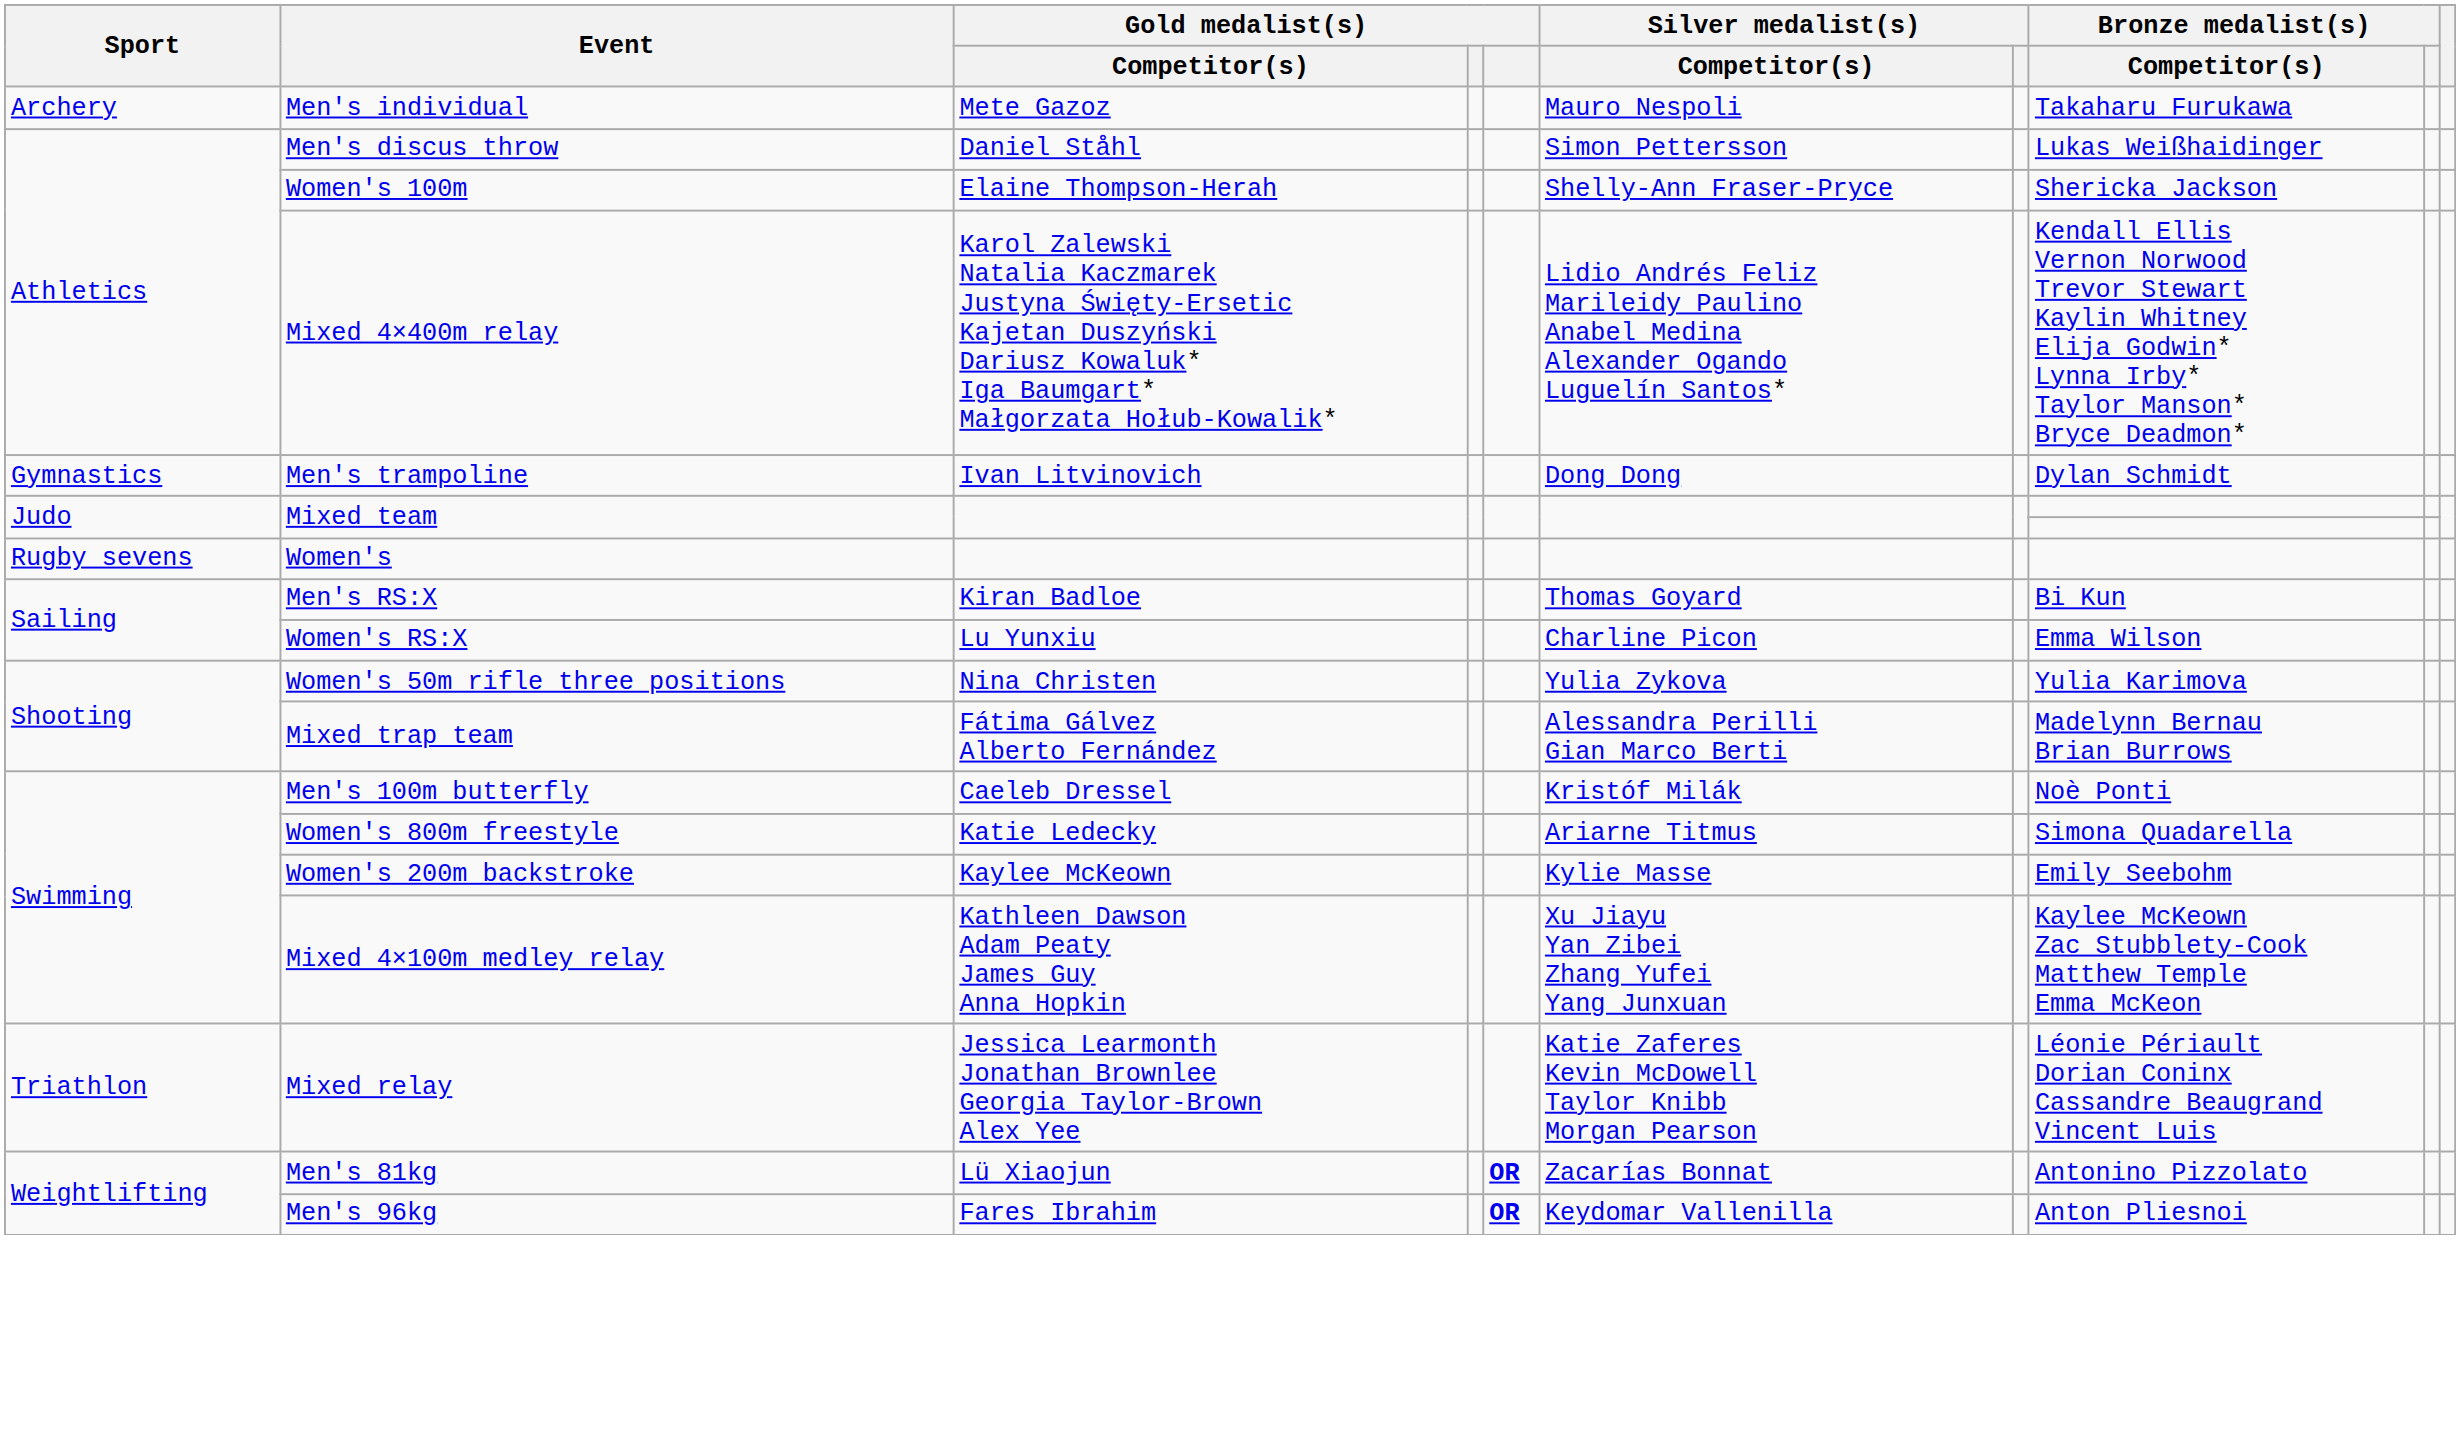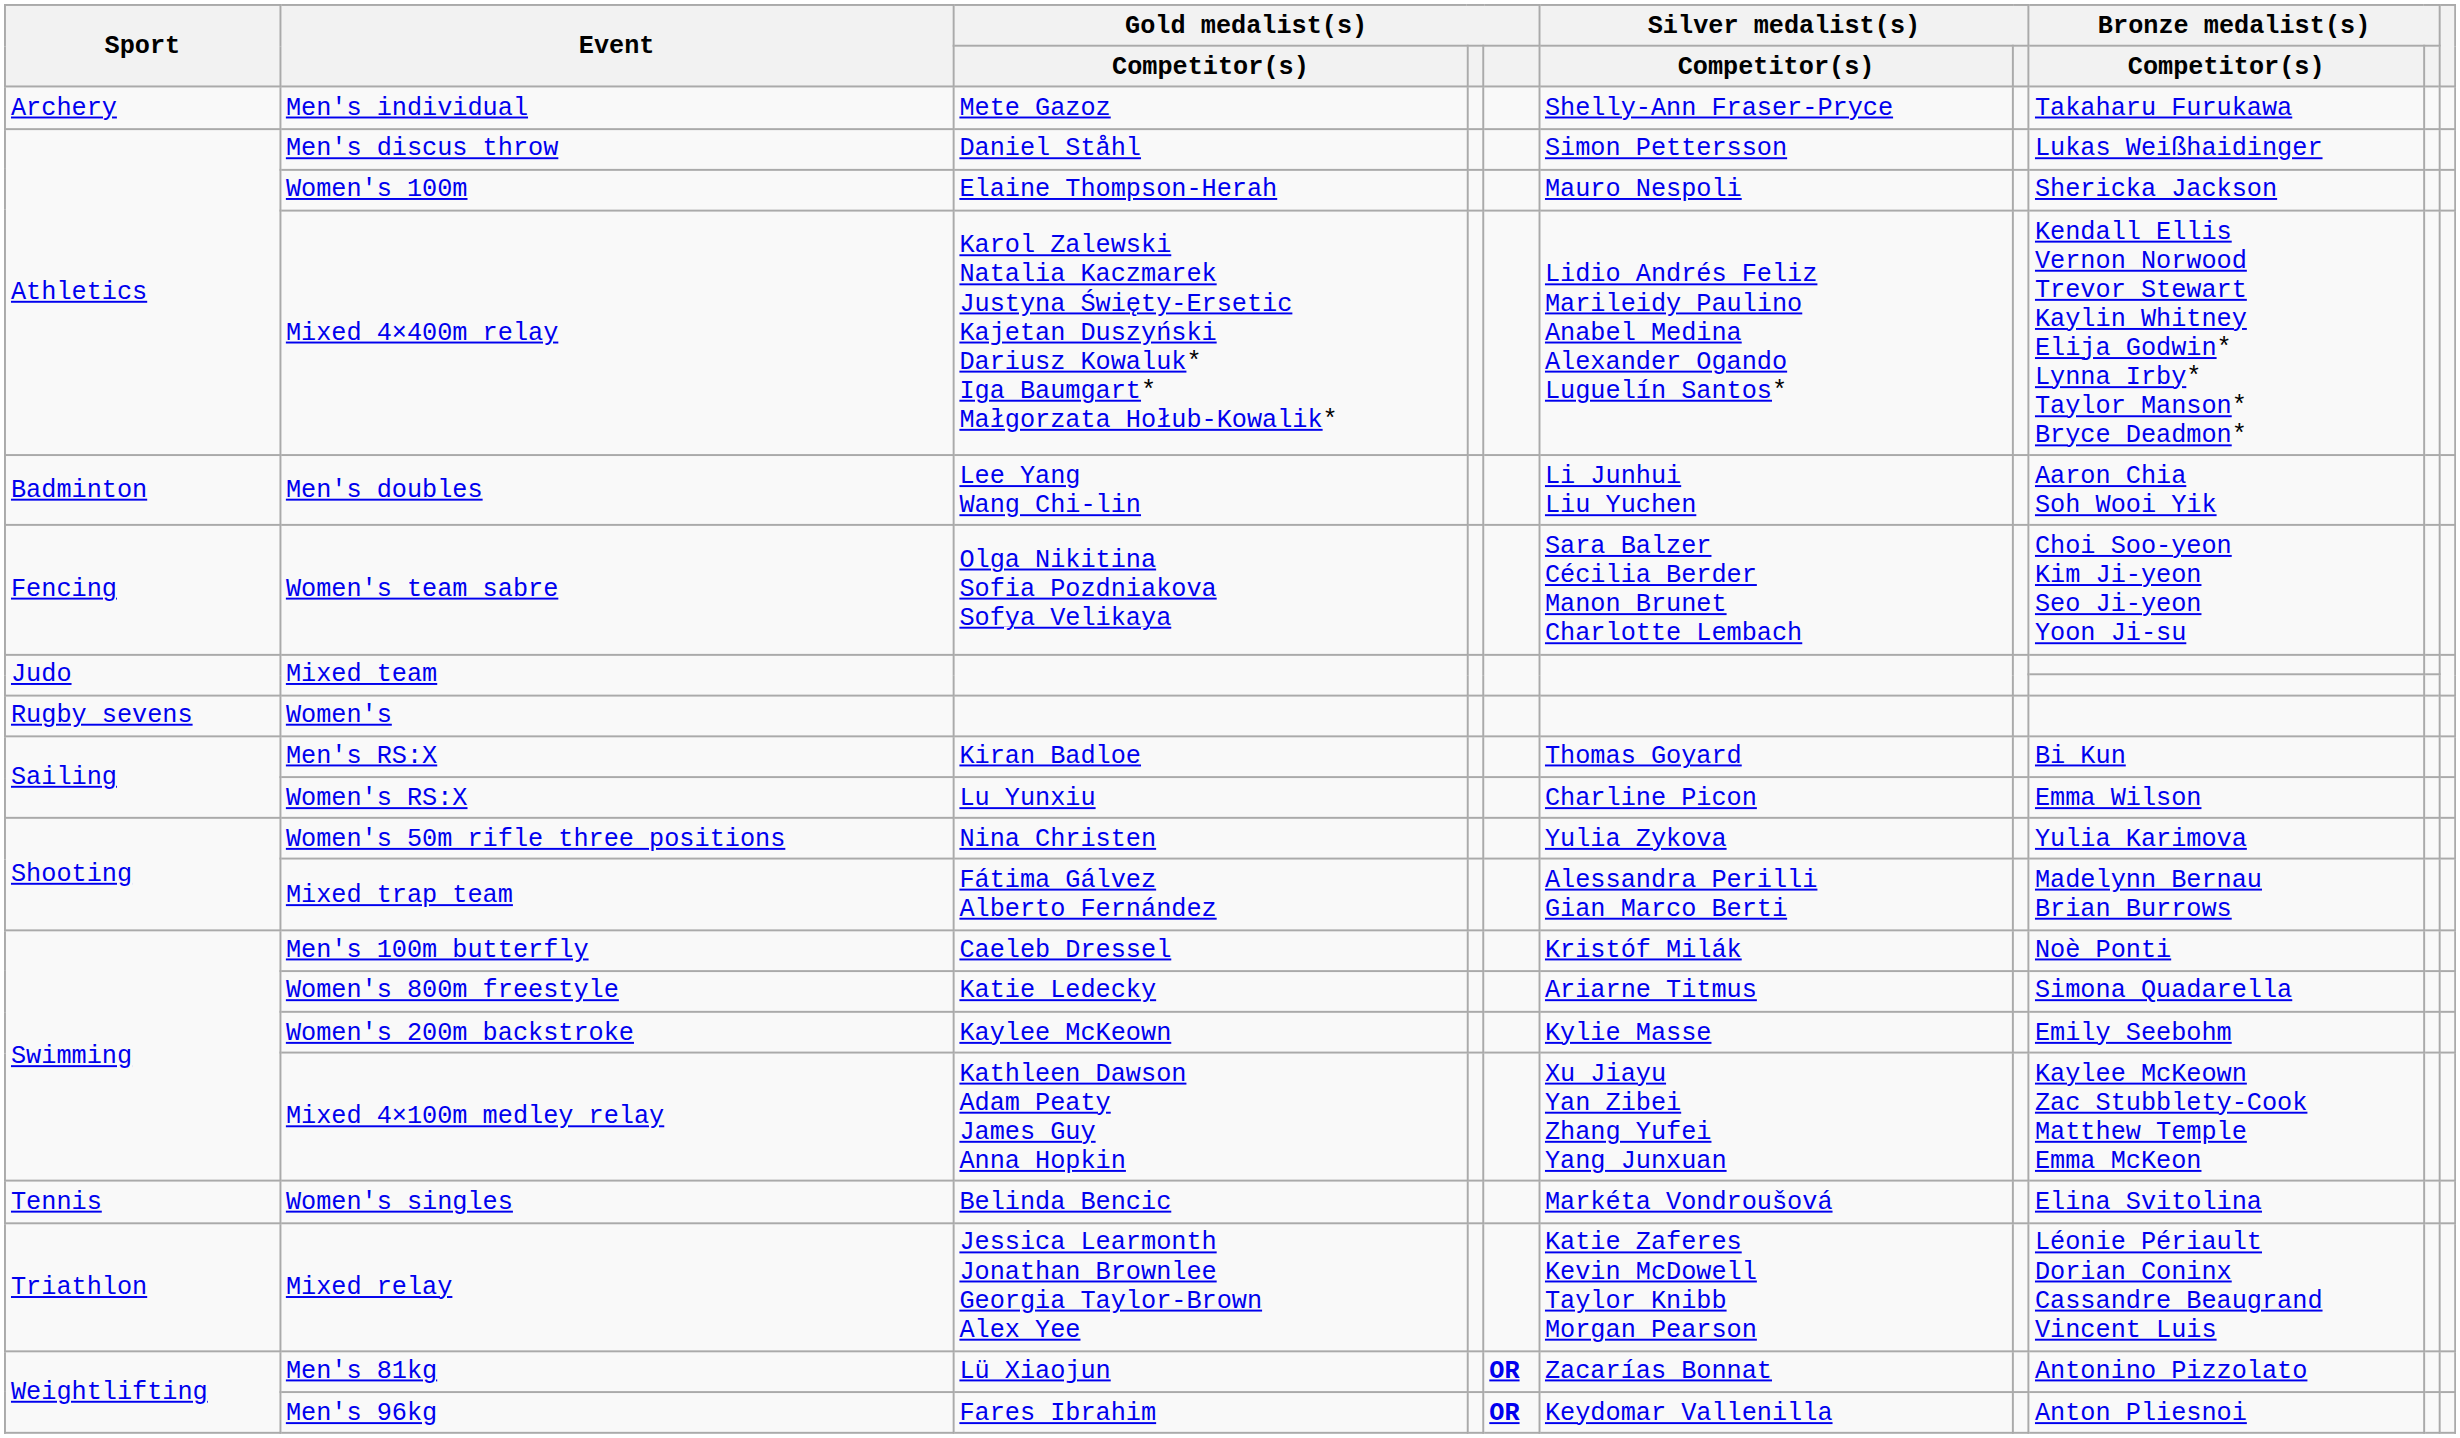(1643, 108) Mauro Nespoli -> (1719, 108) Shelly-Ann Fraser-Pryce
(1719, 190) Shelly-Ann Fraser-Pryce -> (1643, 190) Mauro Nespoli
+ row: (384, 490)
+ row: (422, 590)
- row: (407, 476)
+ row: (399, 1202)
